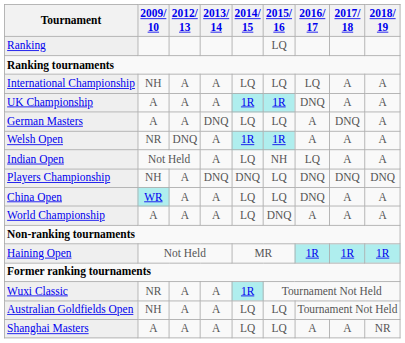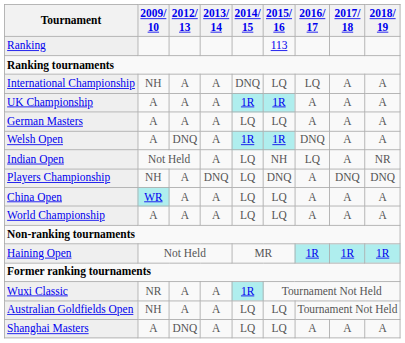(279, 45) LQ -> (279, 45) 113
(248, 83) LQ -> (248, 83) DNQ
(312, 102) DNQ -> (312, 102) A
(216, 121) DNQ -> (216, 121) A
(347, 121) DNQ -> (347, 121) A
(153, 140) NR -> (153, 140) A
(312, 140) A -> (312, 140) DNQ
(383, 158) A -> (383, 158) NR
(248, 177) DNQ -> (248, 177) LQ
(279, 177) LQ -> (279, 177) DNQ
(312, 177) DNQ -> (312, 177) A
(312, 196) DNQ -> (312, 196) A
(279, 215) DNQ -> (279, 215) LQ
(185, 328) A -> (185, 328) DNQ
(383, 328) NR -> (383, 328) A
